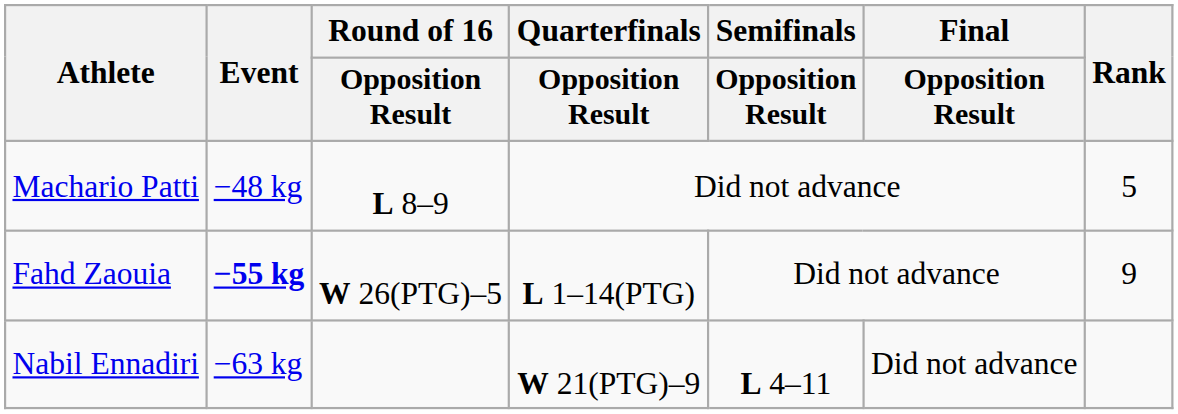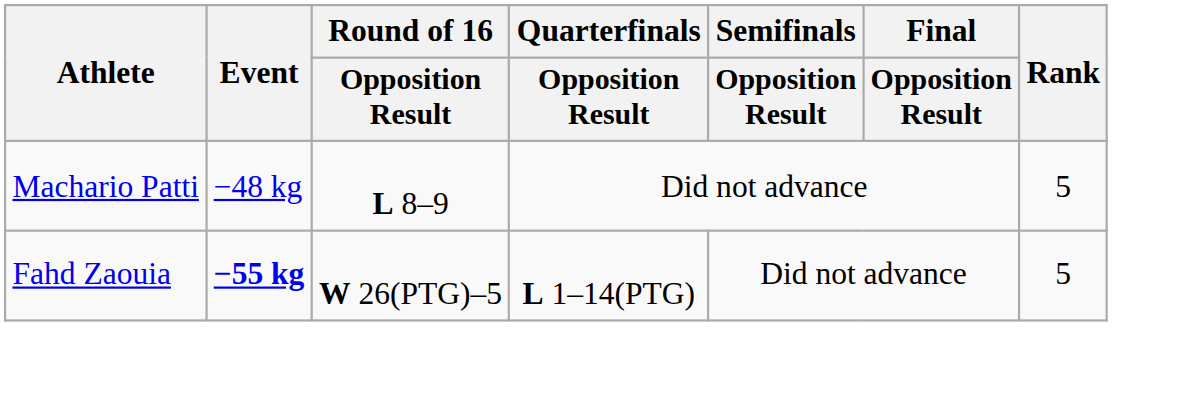(1129, 275) 9 -> (1063, 275) 5
- row: (106, 364)
